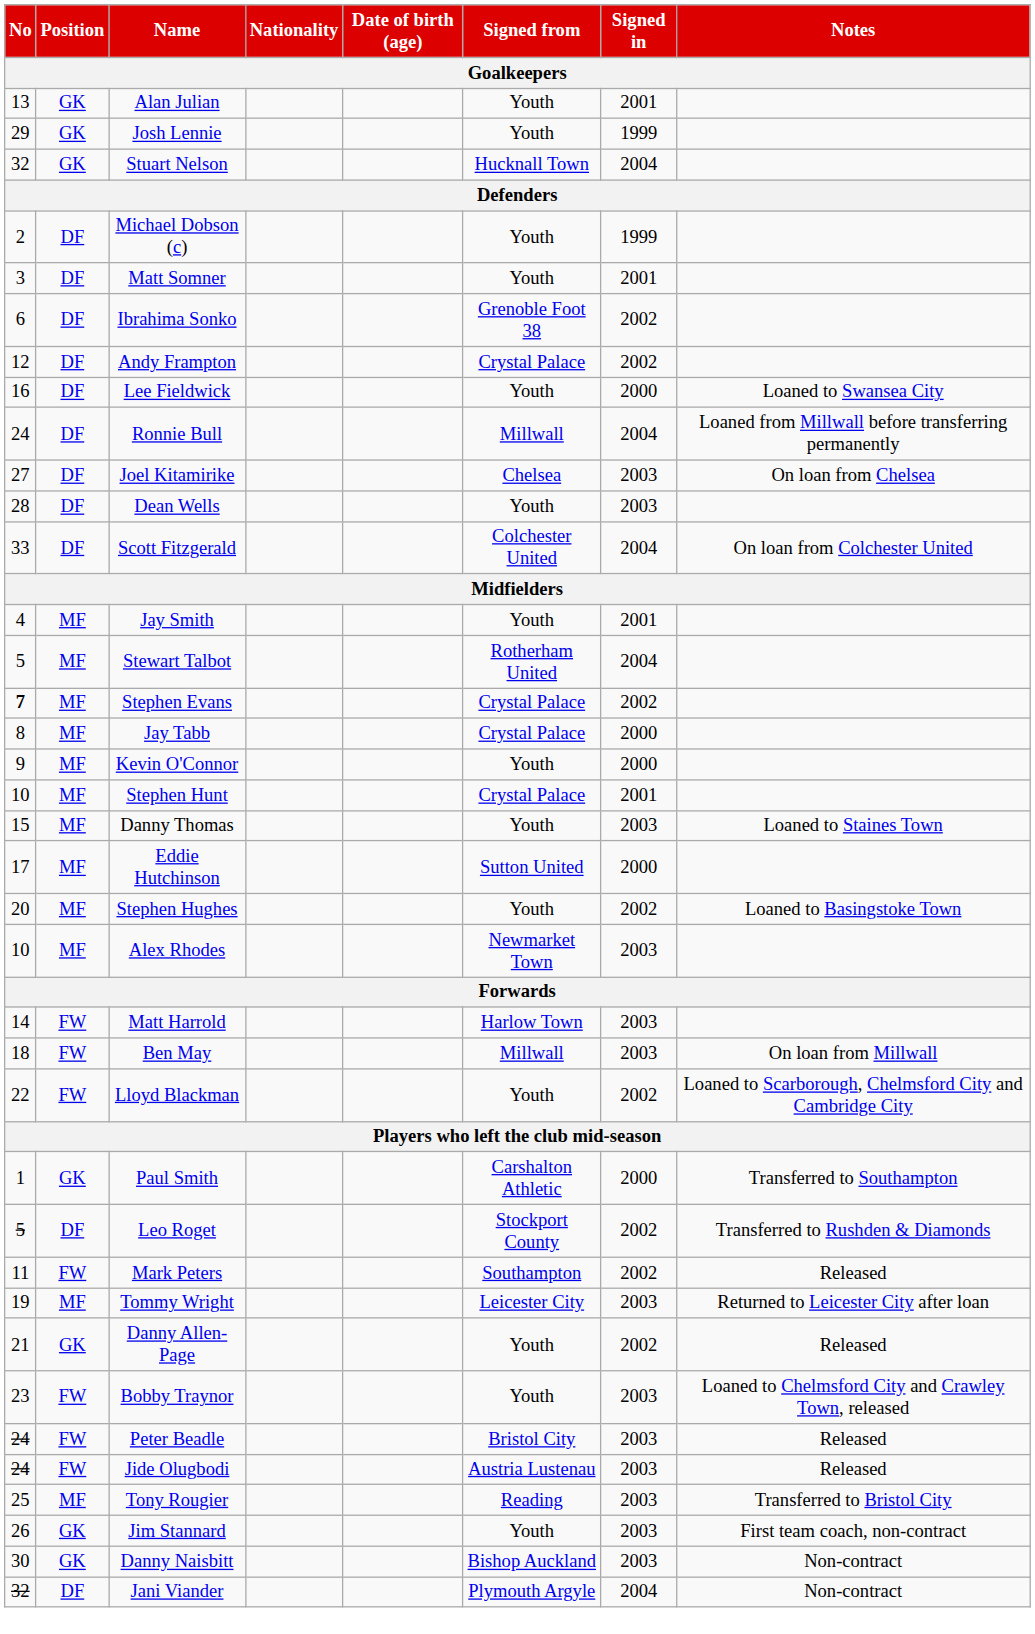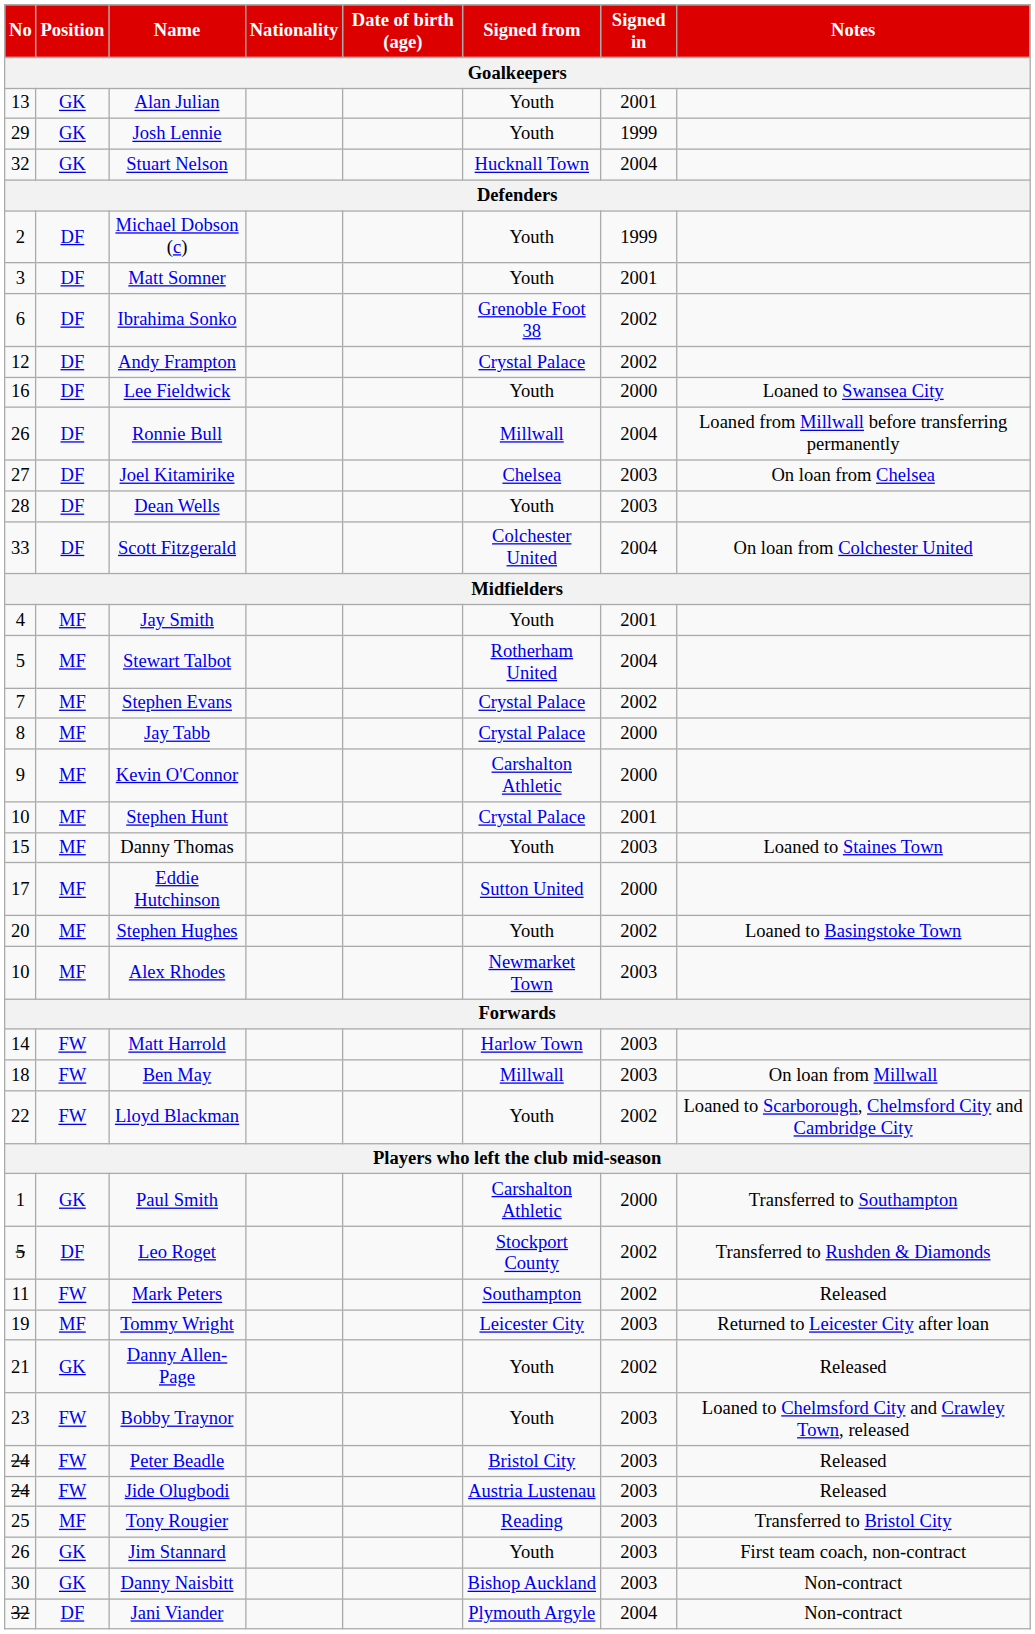(20, 433) 24 -> (20, 433) 26
(20, 703) bold -> (20, 703) normal
(532, 764) Youth -> (532, 775) Carshalton Athletic
